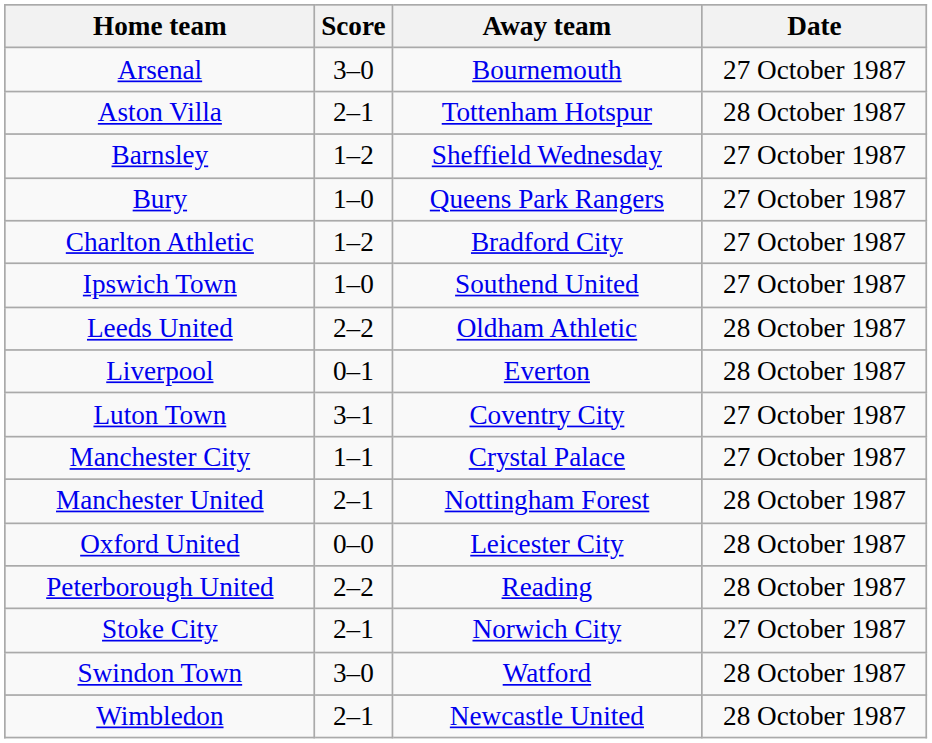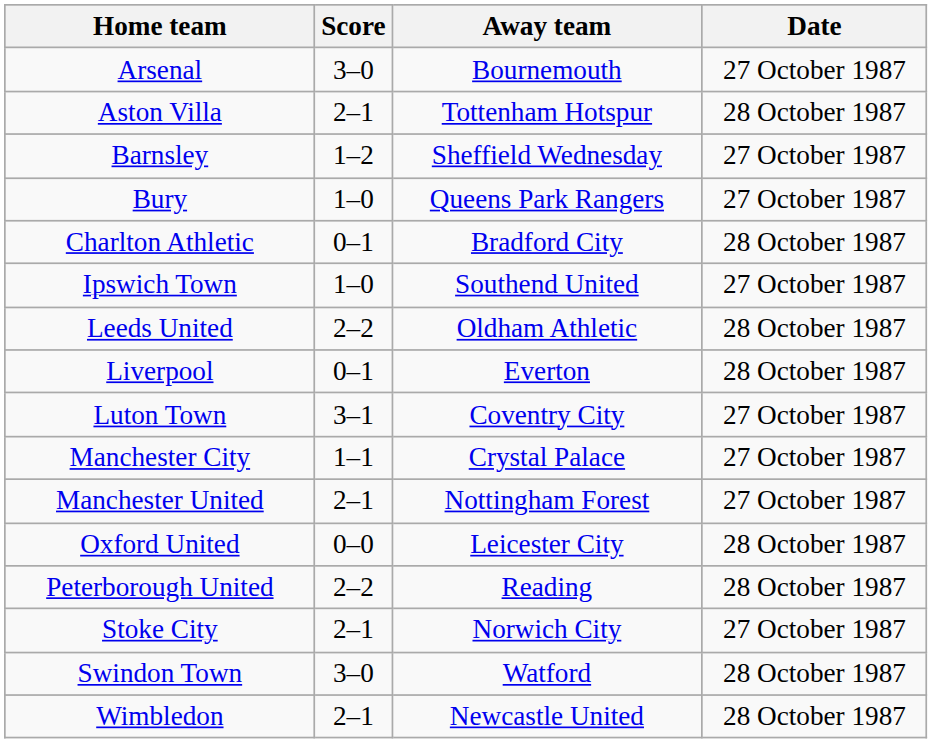(353, 241) 1–2 -> (353, 241) 0–1
(814, 241) 27 October 1987 -> (814, 241) 28 October 1987
(814, 500) 28 October 1987 -> (814, 500) 27 October 1987
